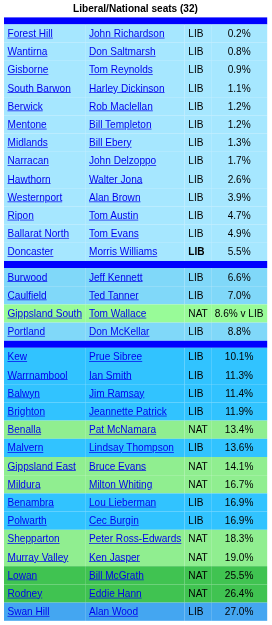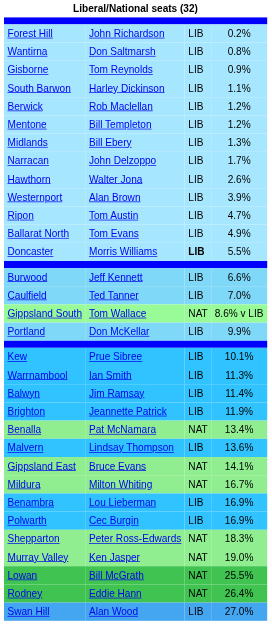(239, 332) 8.8% -> (239, 332) 9.9%
